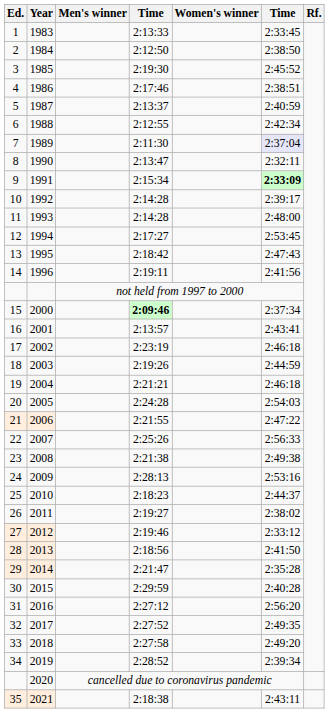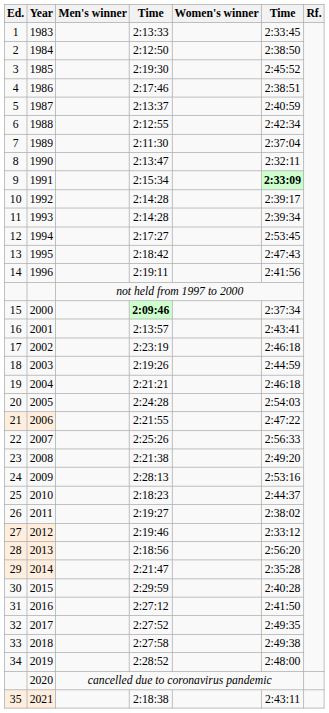(283, 143) lavender background -> (283, 143) no background
(283, 217) 2:48:00 -> (283, 217) 2:39:34
(283, 458) 2:49:38 -> (283, 458) 2:49:20
(283, 550) 2:41:50 -> (283, 550) 2:56:20
(283, 606) 2:56:20 -> (283, 606) 2:41:50
(283, 643) 2:49:20 -> (283, 643) 2:49:38
(283, 662) 2:39:34 -> (283, 662) 2:48:00
